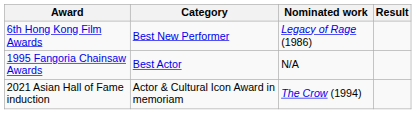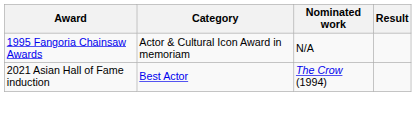- row: (54, 36)
(157, 65) Best Actor -> (210, 48) Actor & Cultural Icon Award in memoriam
(204, 94) Actor & Cultural Icon Award in memoriam -> (164, 77) Best Actor
